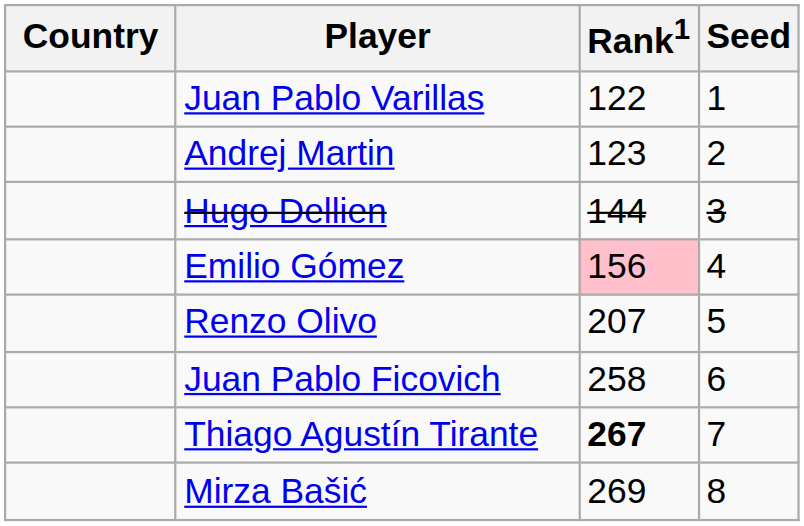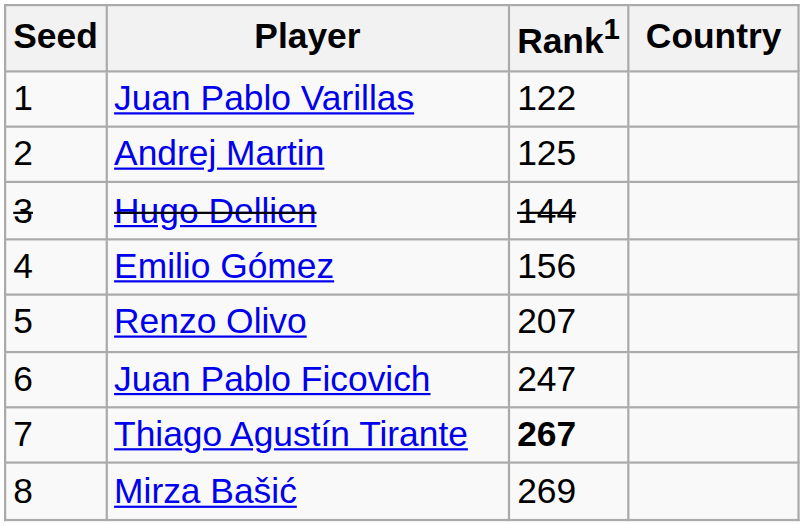columns swapped: (91, 37) <-> (749, 37)
(617, 154) 123 -> (547, 154) 125
(617, 266) pink background -> (547, 266) no background
(617, 378) 258 -> (547, 378) 247
